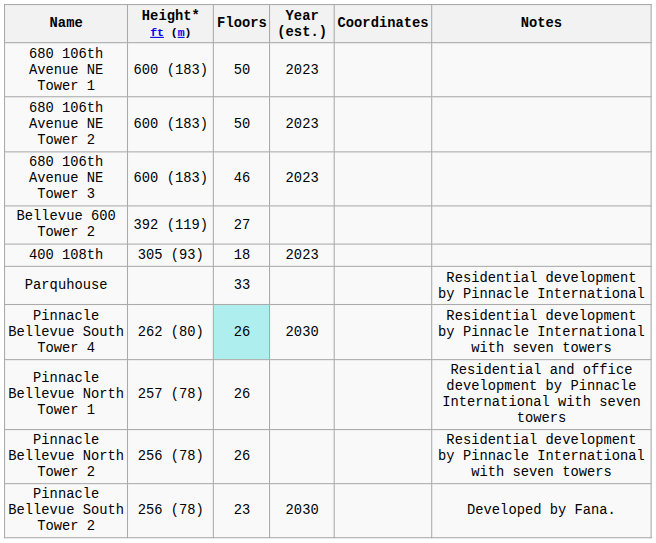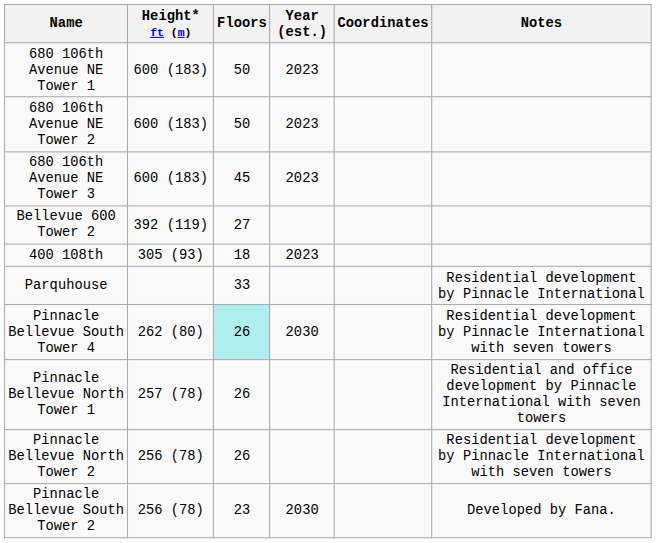(242, 179) 46 -> (242, 179) 45
